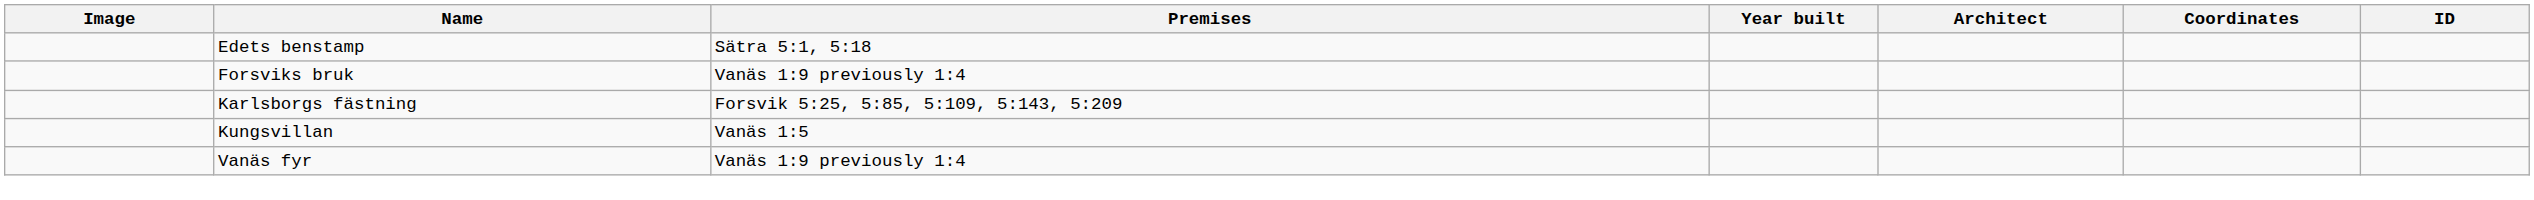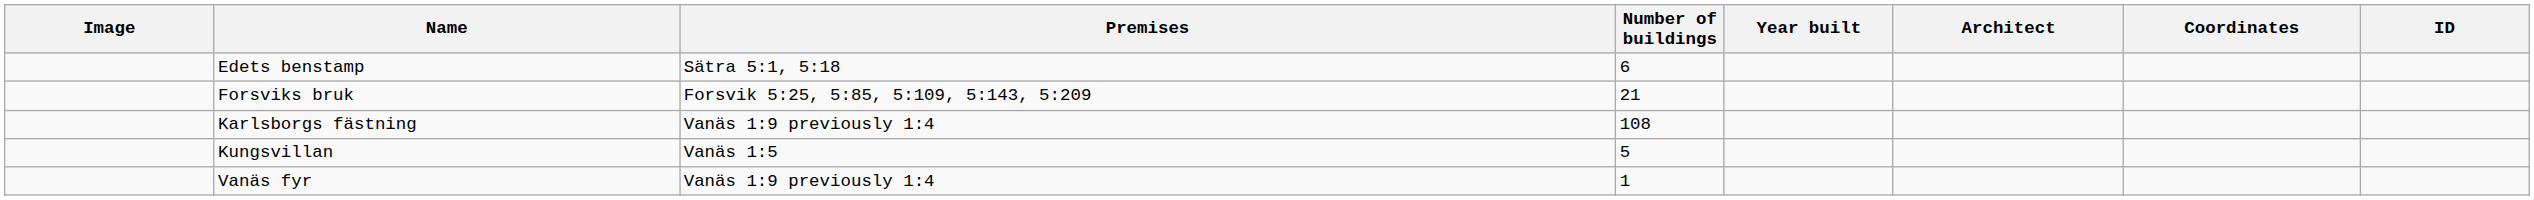+ column: (1670, 29)
(840, 76) Vanäs 1:9 previously 1:4 -> (888, 96) Forsvik 5:25, 5:85, 5:109, 5:143, 5:209
(919, 104) Forsvik 5:25, 5:85, 5:109, 5:143, 5:209 -> (809, 124) Vanäs 1:9 previously 1:4
